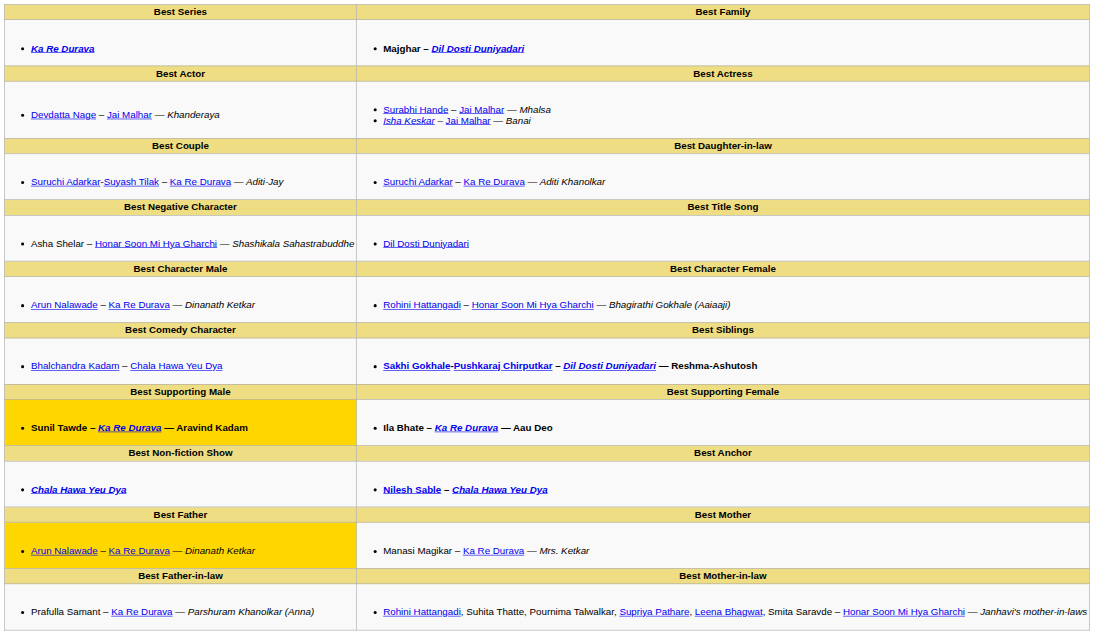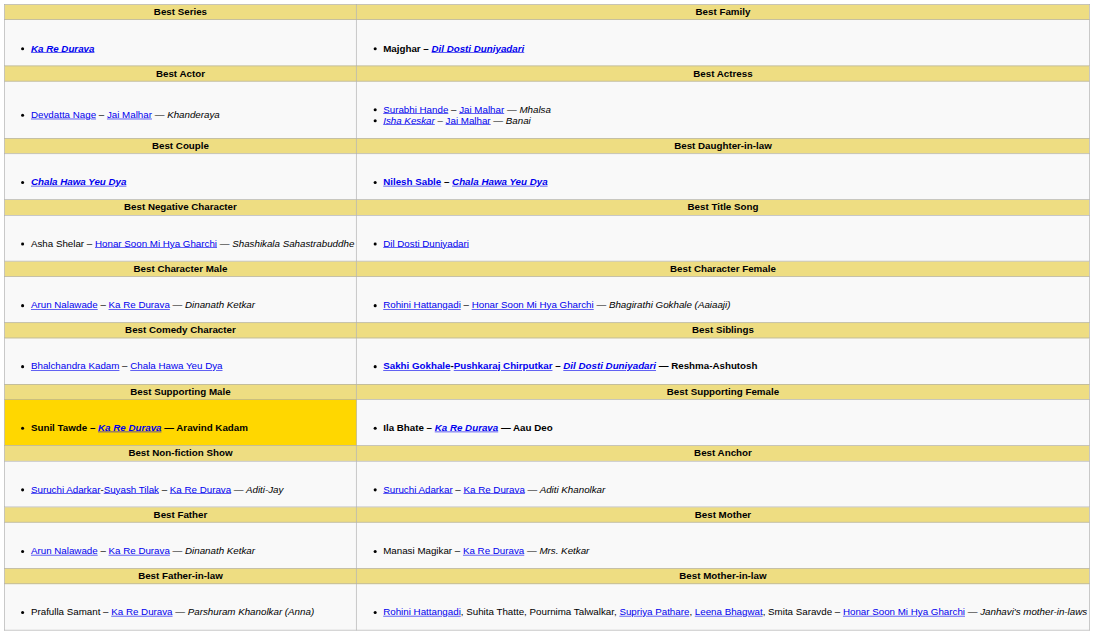rows swapped: (723, 182) <-> (723, 489)
(180, 551) gold background -> (180, 551) no background
